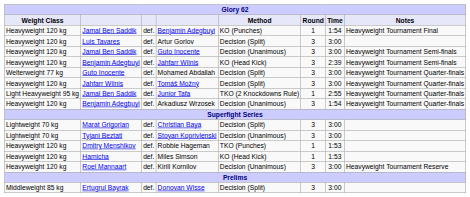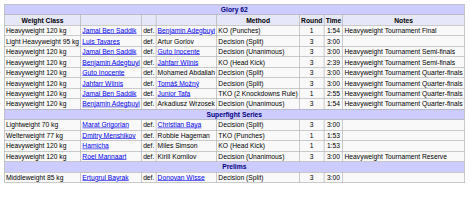(36, 41) Heavyweight 120 kg -> (43, 41) Light Heavyweight 95 kg
(34, 73) Welterweight 77 kg -> (36, 73) Heavyweight 120 kg
(43, 94) Light Heavyweight 95 kg -> (36, 94) Heavyweight 120 kg
- row: (187, 136)
(36, 146) Heavyweight 120 kg -> (34, 136) Welterweight 77 kg
